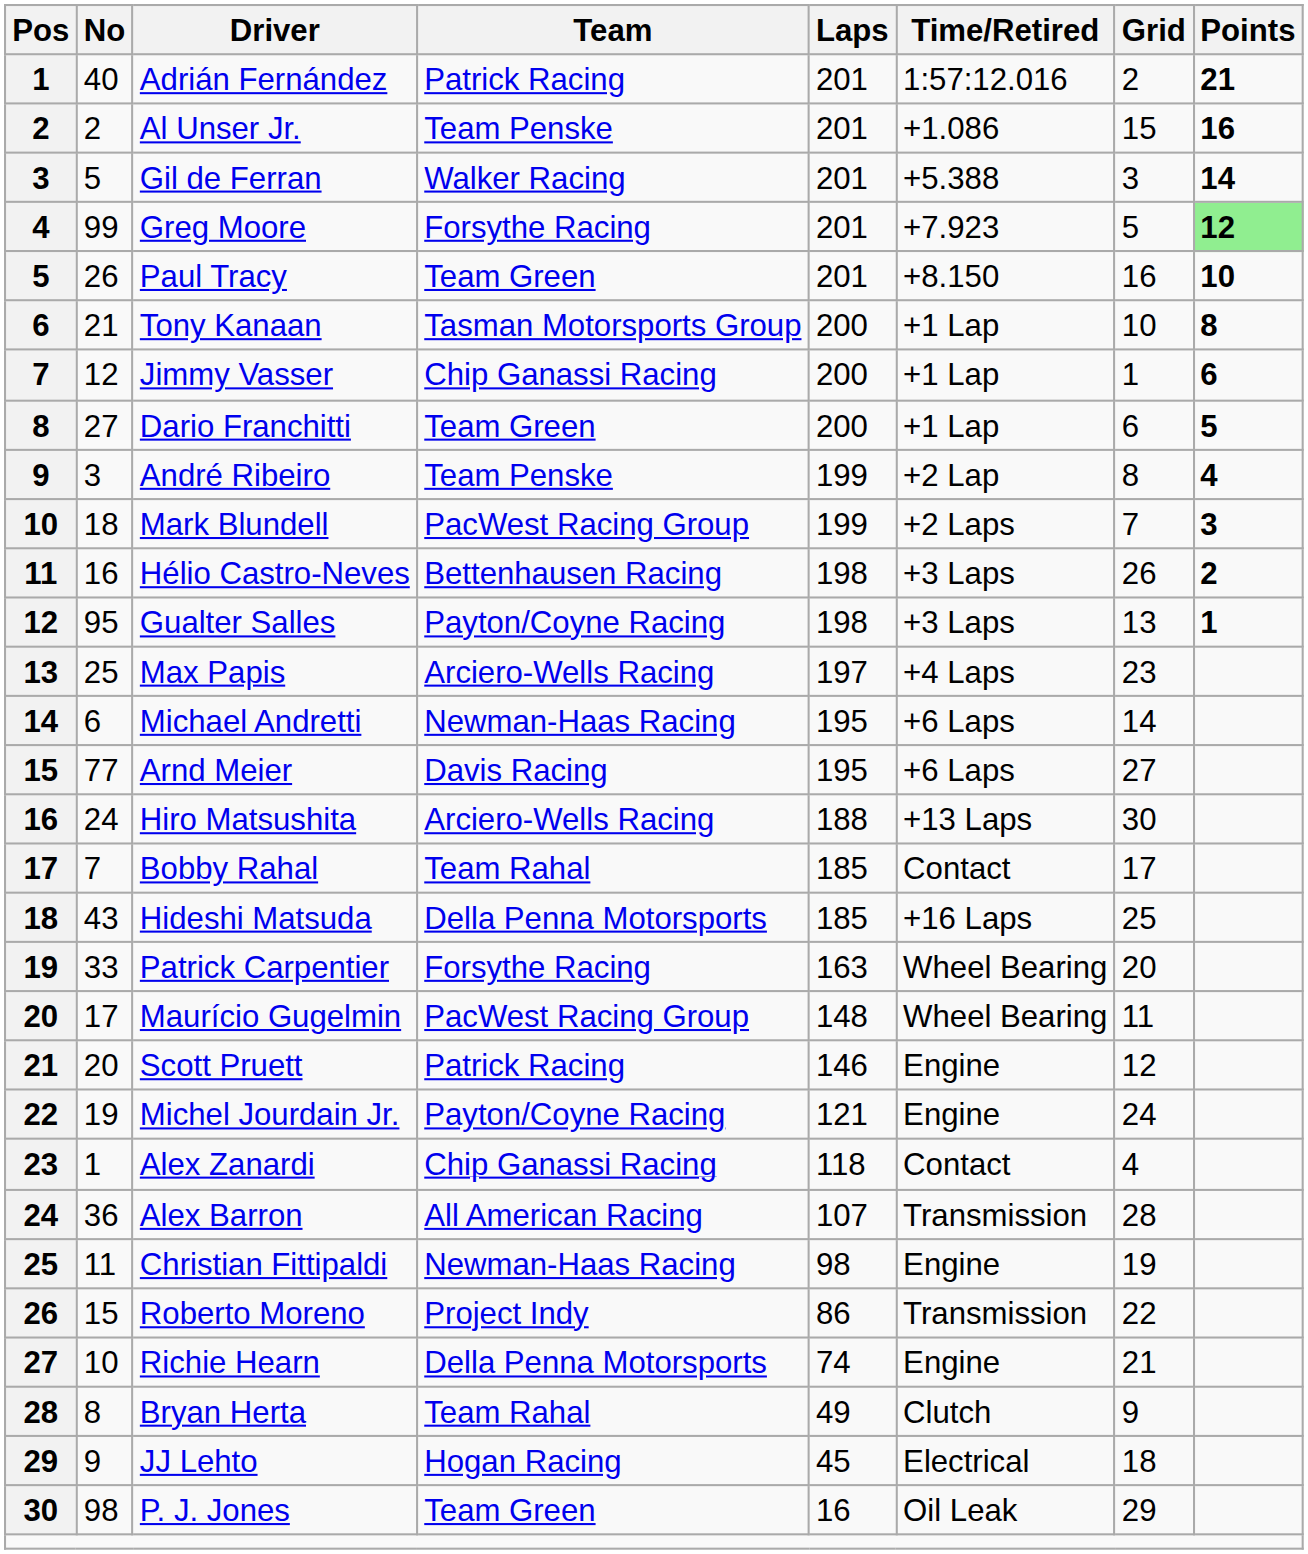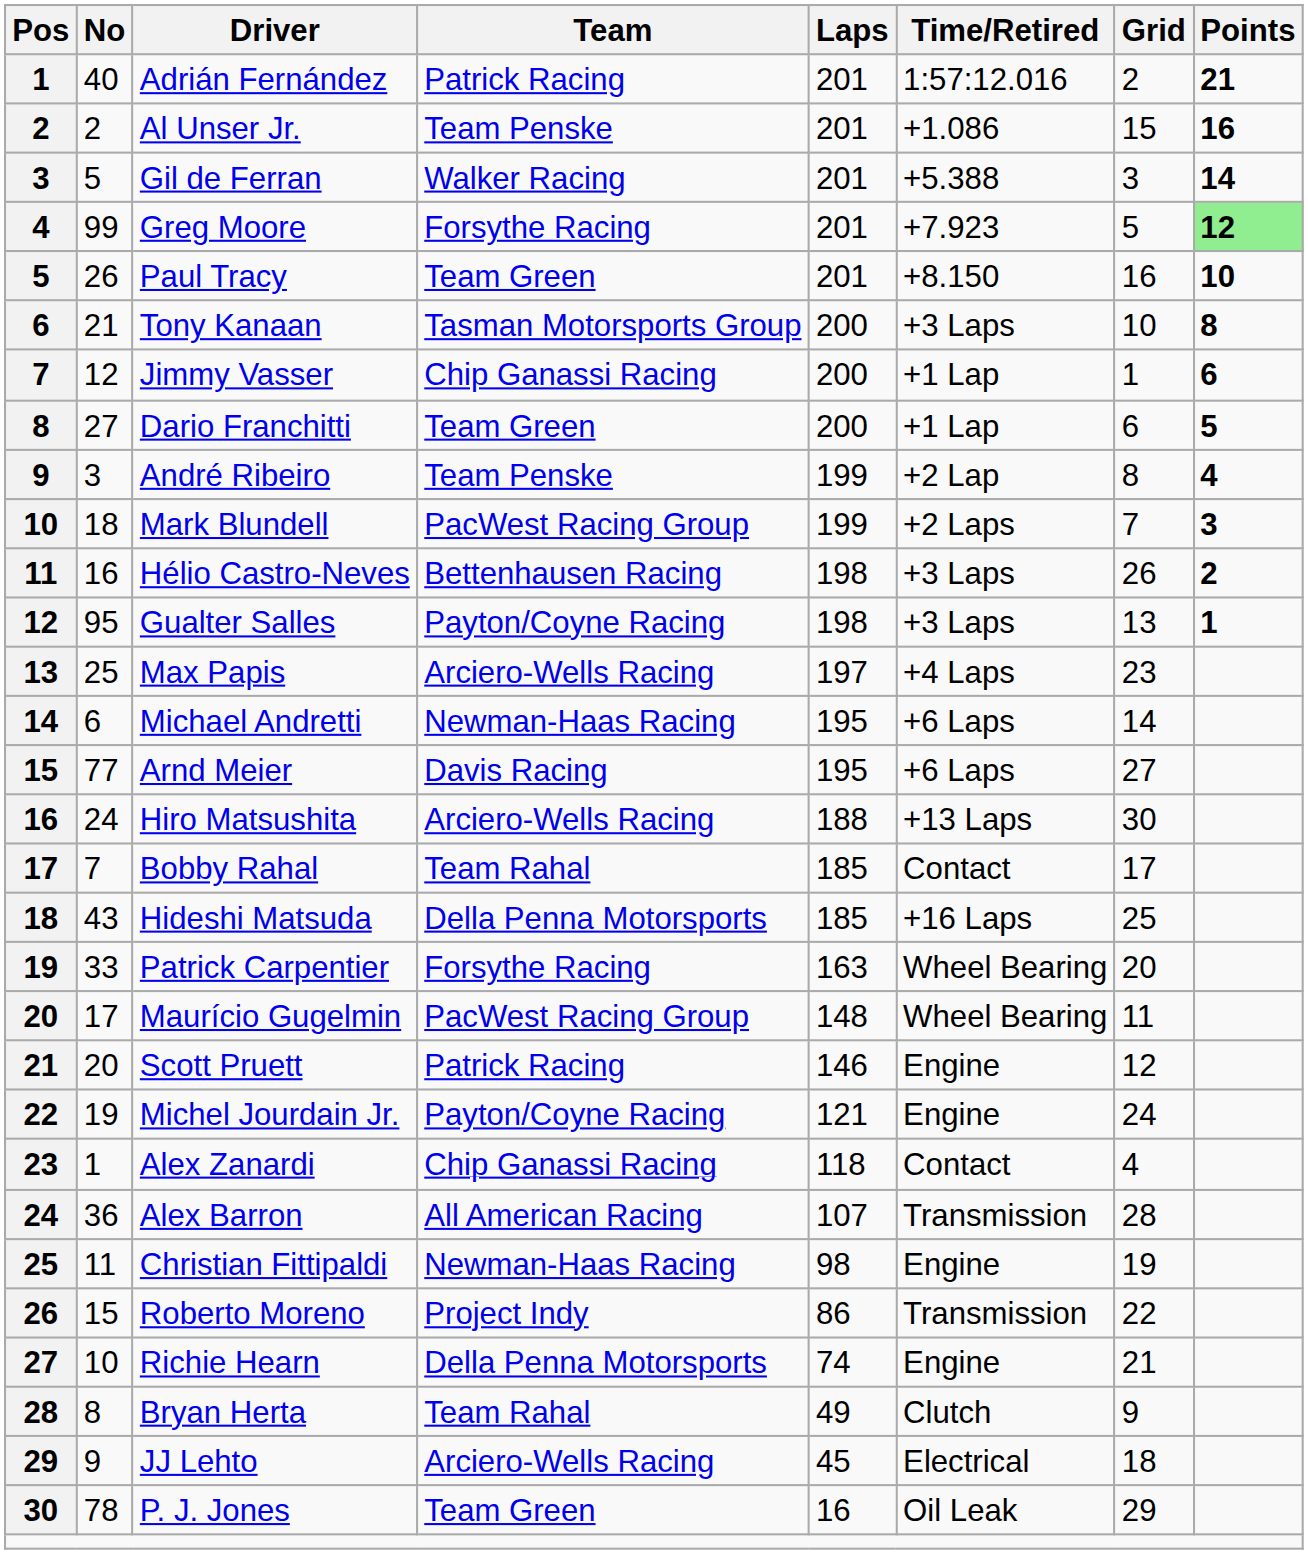(951, 326) +1 Lap -> (959, 326) +3 Laps
(523, 1460) Hogan Racing -> (569, 1460) Arciero-Wells Racing
(101, 1510) 98 -> (101, 1510) 78
